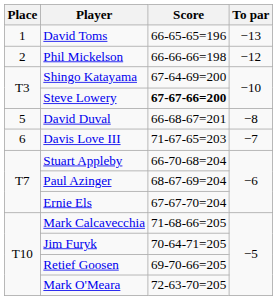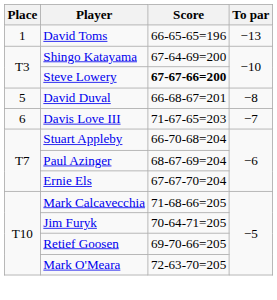- row: (83, 56)
